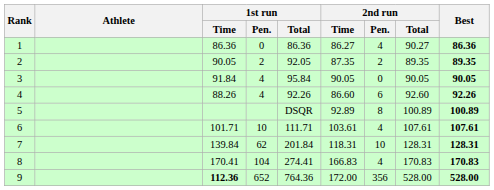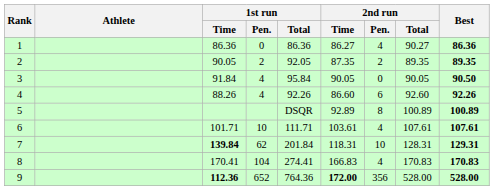(464, 78) 90.05 -> (464, 78) 90.50
(224, 144) normal -> (224, 144) bold
(464, 144) 128.31 -> (464, 144) 129.31
(343, 177) normal -> (343, 177) bold
